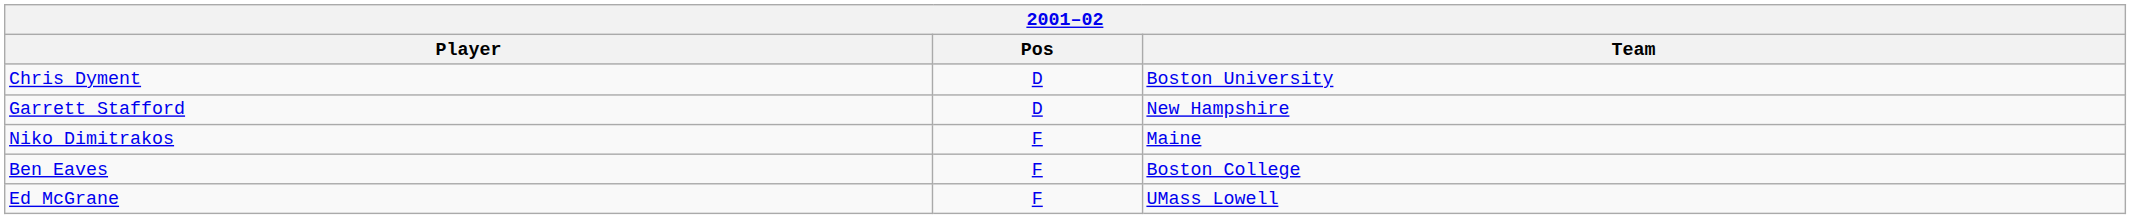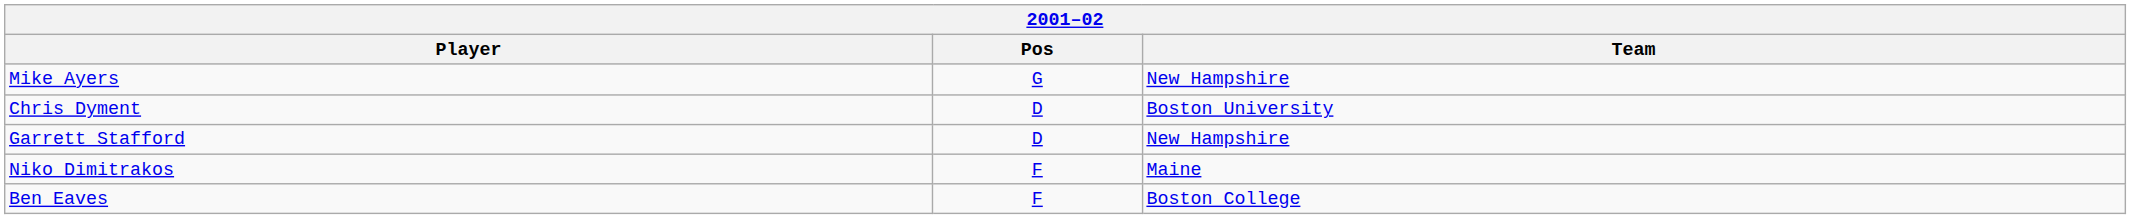+ row: (64, 79)
- row: (64, 199)
